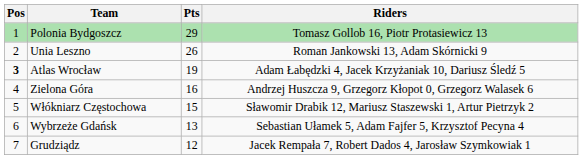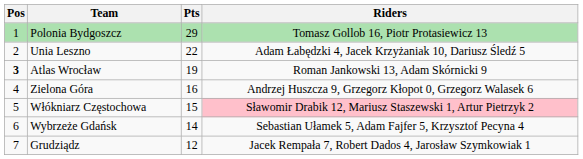(192, 51) 26 -> (192, 51) 22
(390, 51) Roman Jankowski 13, Adam Skórnicki 9 -> (390, 51) Adam Łabędzki 4, Jacek Krzyżaniak 10, Dariusz Śledź 5
(390, 70) Adam Łabędzki 4, Jacek Krzyżaniak 10, Dariusz Śledź 5 -> (390, 70) Roman Jankowski 13, Adam Skórnicki 9
(390, 107) no background -> (390, 107) pink background
(192, 126) 13 -> (192, 126) 14
